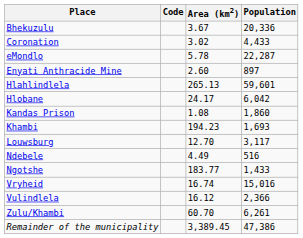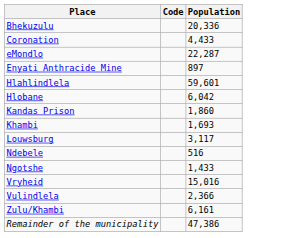- column: (214, 13)
(257, 212) 6,261 -> (201, 210) 6,161
